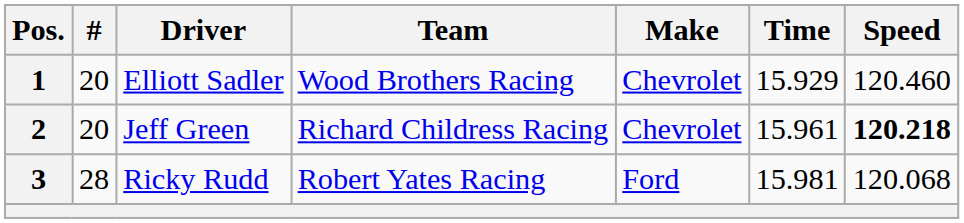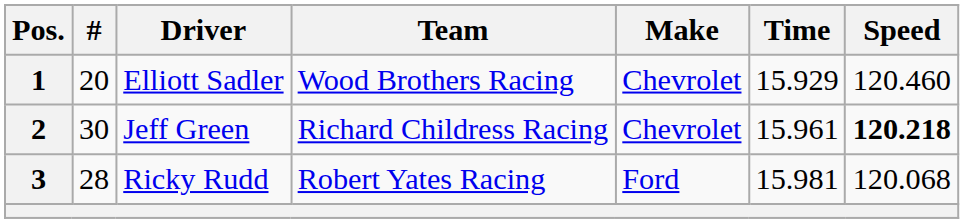(94, 129) 20 -> (94, 129) 30
